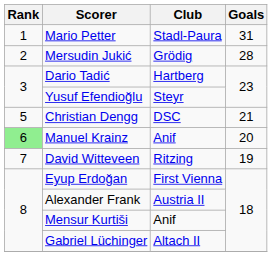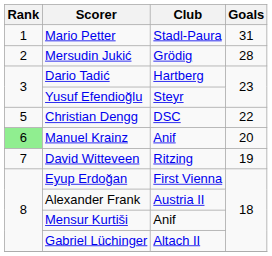(246, 117) 21 -> (246, 117) 22
